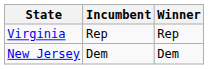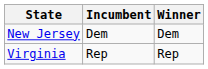rows swapped: (44, 54) <-> (36, 34)
